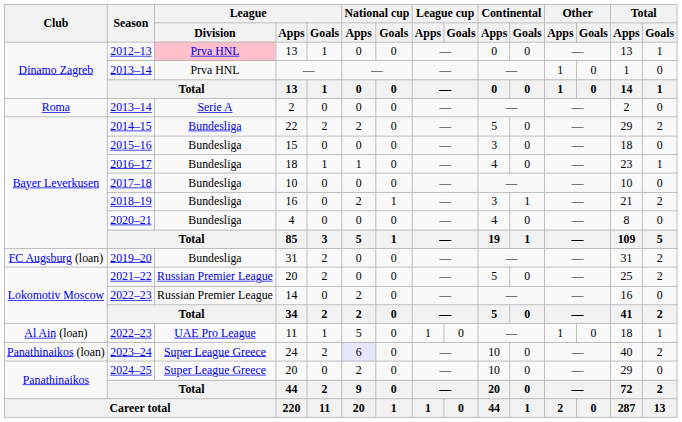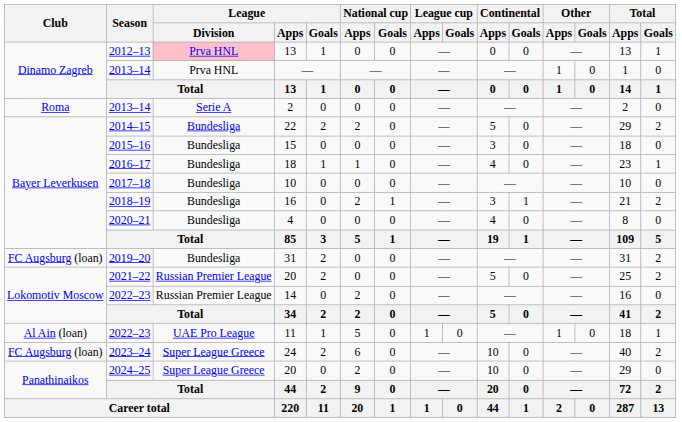(56, 351) Panathinaikos (loan) -> (55, 351) FC Augsburg (loan)
(359, 351) lavender background -> (357, 351) no background
